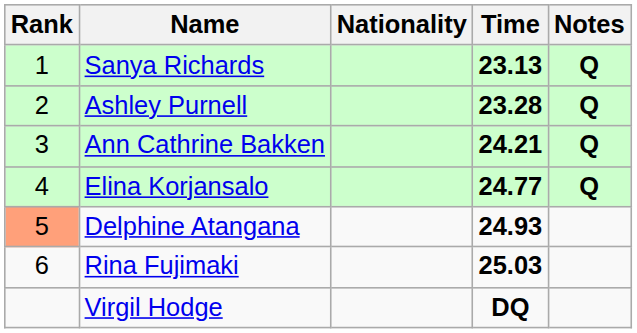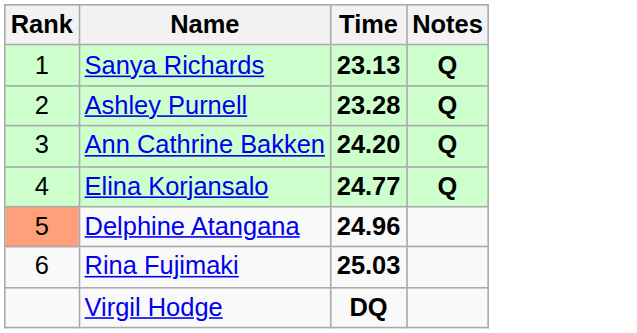- column: (402, 24)
(510, 145) 24.21 -> (369, 145) 24.20
(510, 226) 24.93 -> (369, 226) 24.96
